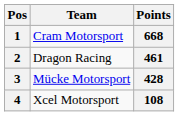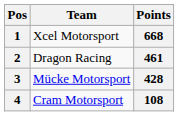(78, 36) Cram Motorsport -> (76, 36) Xcel Motorsport
(76, 100) Xcel Motorsport -> (78, 100) Cram Motorsport
